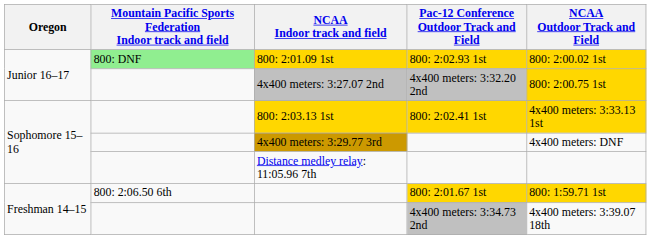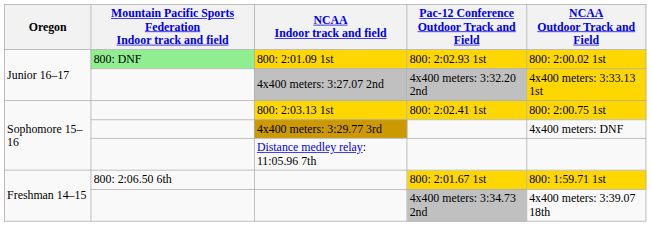(567, 84) 800: 2:00.75 1st -> (582, 84) 4x400 meters: 3:33.13 1st
(582, 116) 4x400 meters: 3:33.13 1st -> (567, 110) 800: 2:00.75 1st
